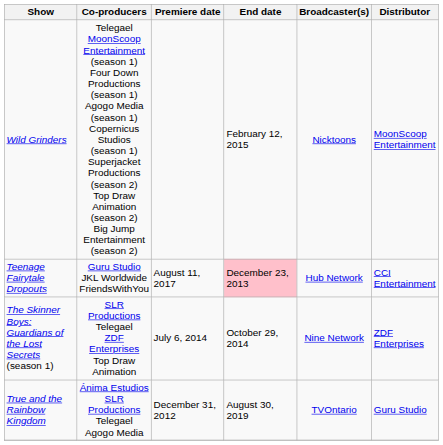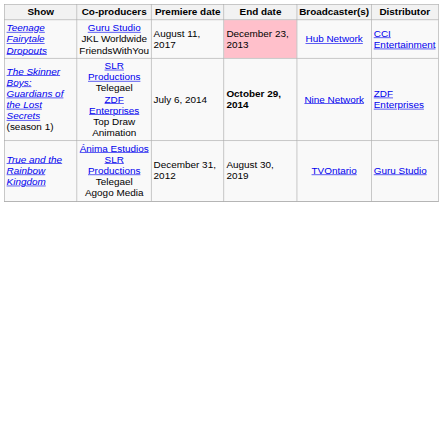- row: (37, 139)
(252, 338) normal -> (254, 99) bold
